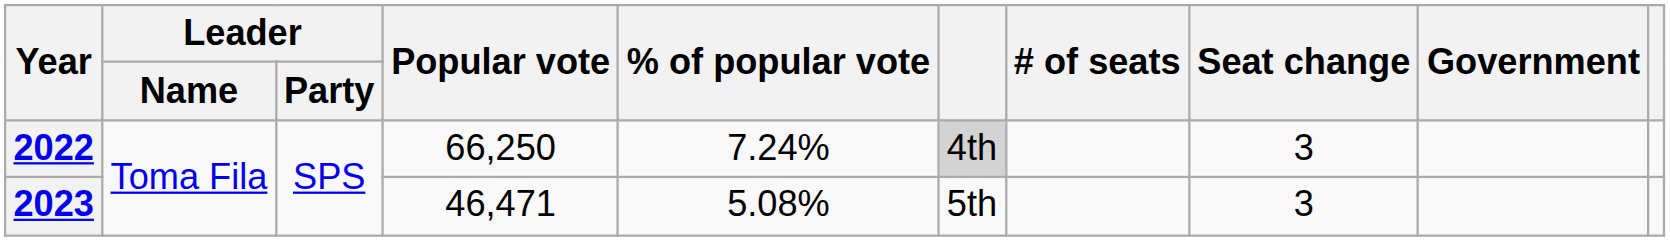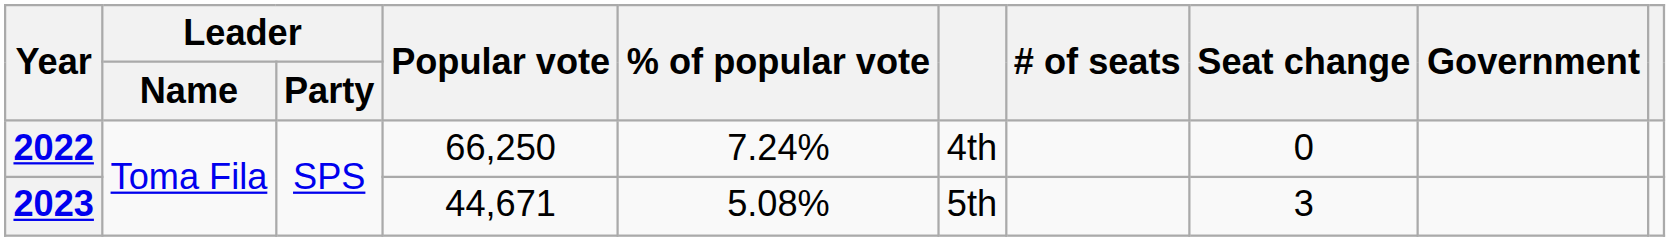(972, 147) lightgrey background -> (972, 147) no background
(1304, 147) 3 -> (1304, 147) 0
(501, 205) 46,471 -> (501, 205) 44,671
